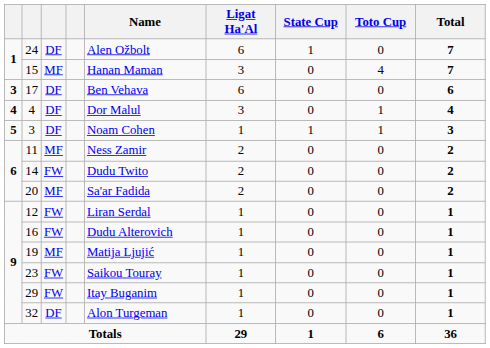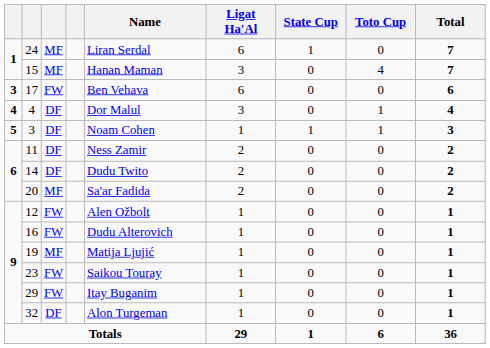(54, 49) DF -> (54, 49) MF
(118, 49) Alen Ožbolt -> (119, 49) Liran Serdal
(54, 89) DF -> (54, 89) FW
(54, 150) MF -> (54, 150) DF
(54, 171) FW -> (54, 171) DF
(119, 211) Liran Serdal -> (118, 211) Alen Ožbolt
